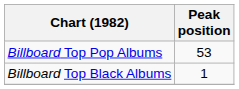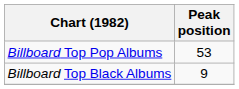(204, 73) 1 -> (204, 73) 9
